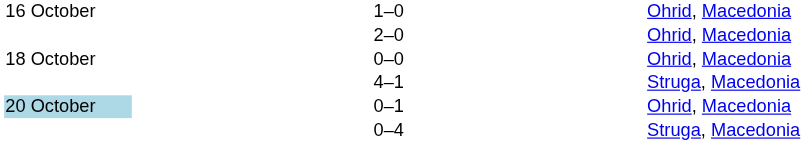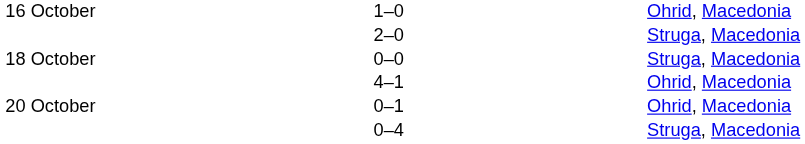(719, 34) Ohrid, Macedonia -> (724, 34) Struga, Macedonia
(719, 58) Ohrid, Macedonia -> (724, 58) Struga, Macedonia
(724, 82) Struga, Macedonia -> (719, 82) Ohrid, Macedonia
(50, 106) lightblue background -> (50, 106) no background
